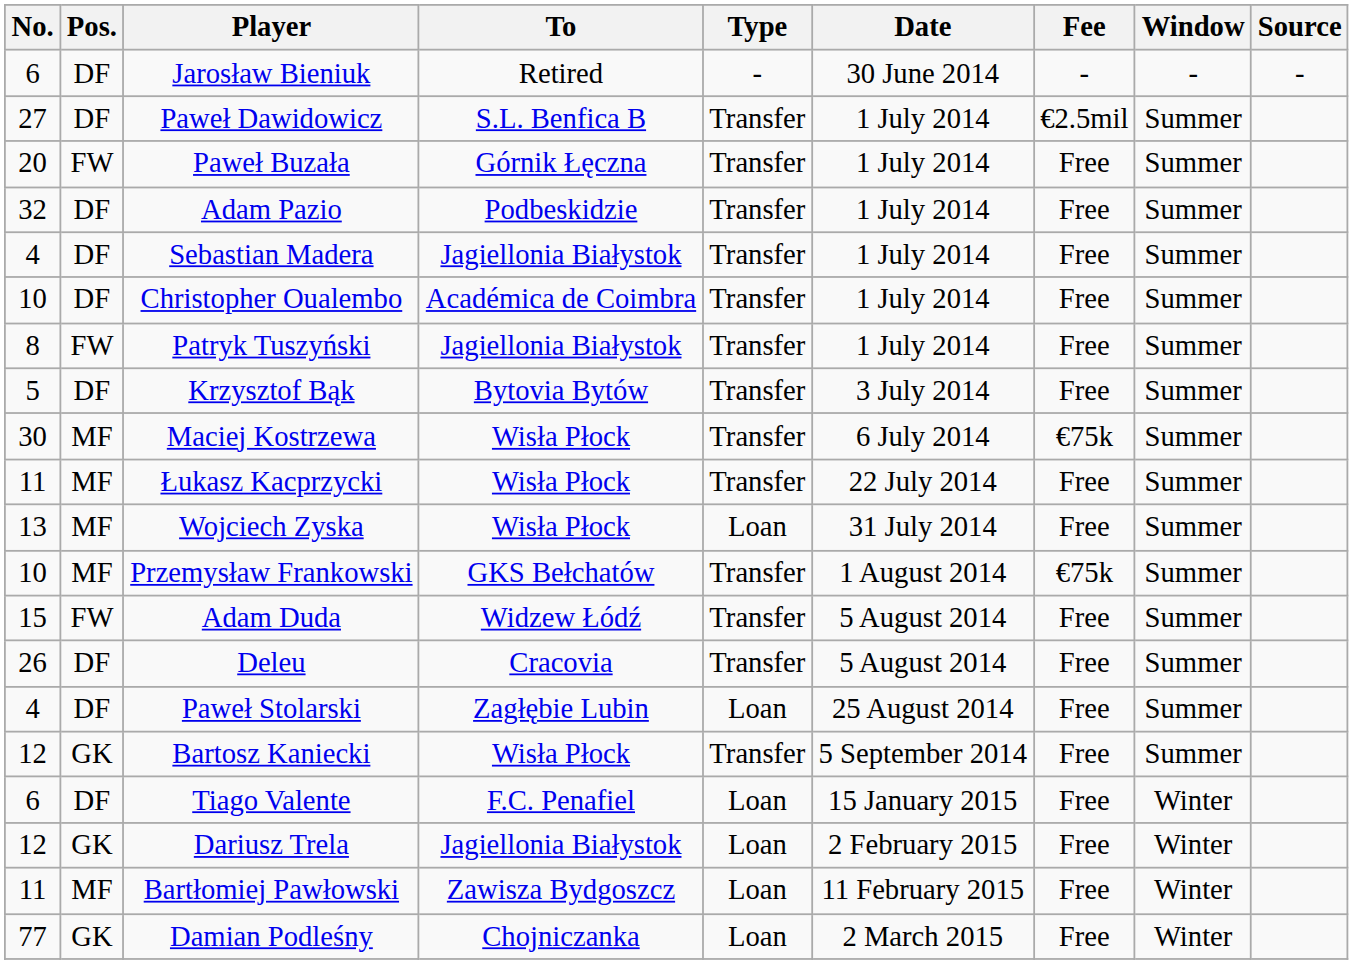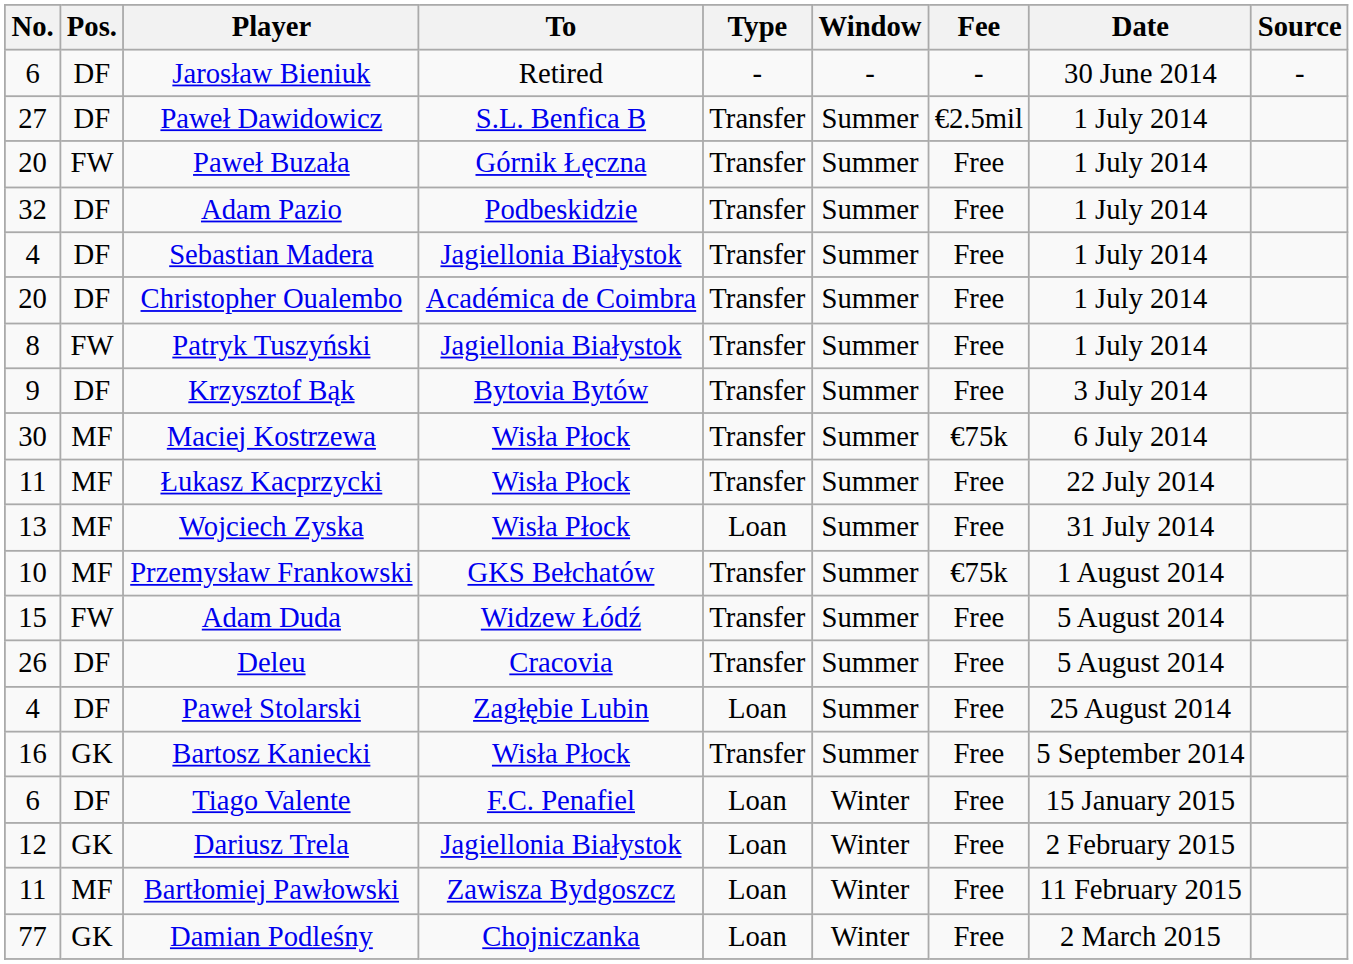columns swapped: (1193, 27) <-> (923, 27)
(33, 299) 10 -> (33, 299) 20
(33, 390) 5 -> (33, 390) 9
(33, 753) 12 -> (33, 753) 16
